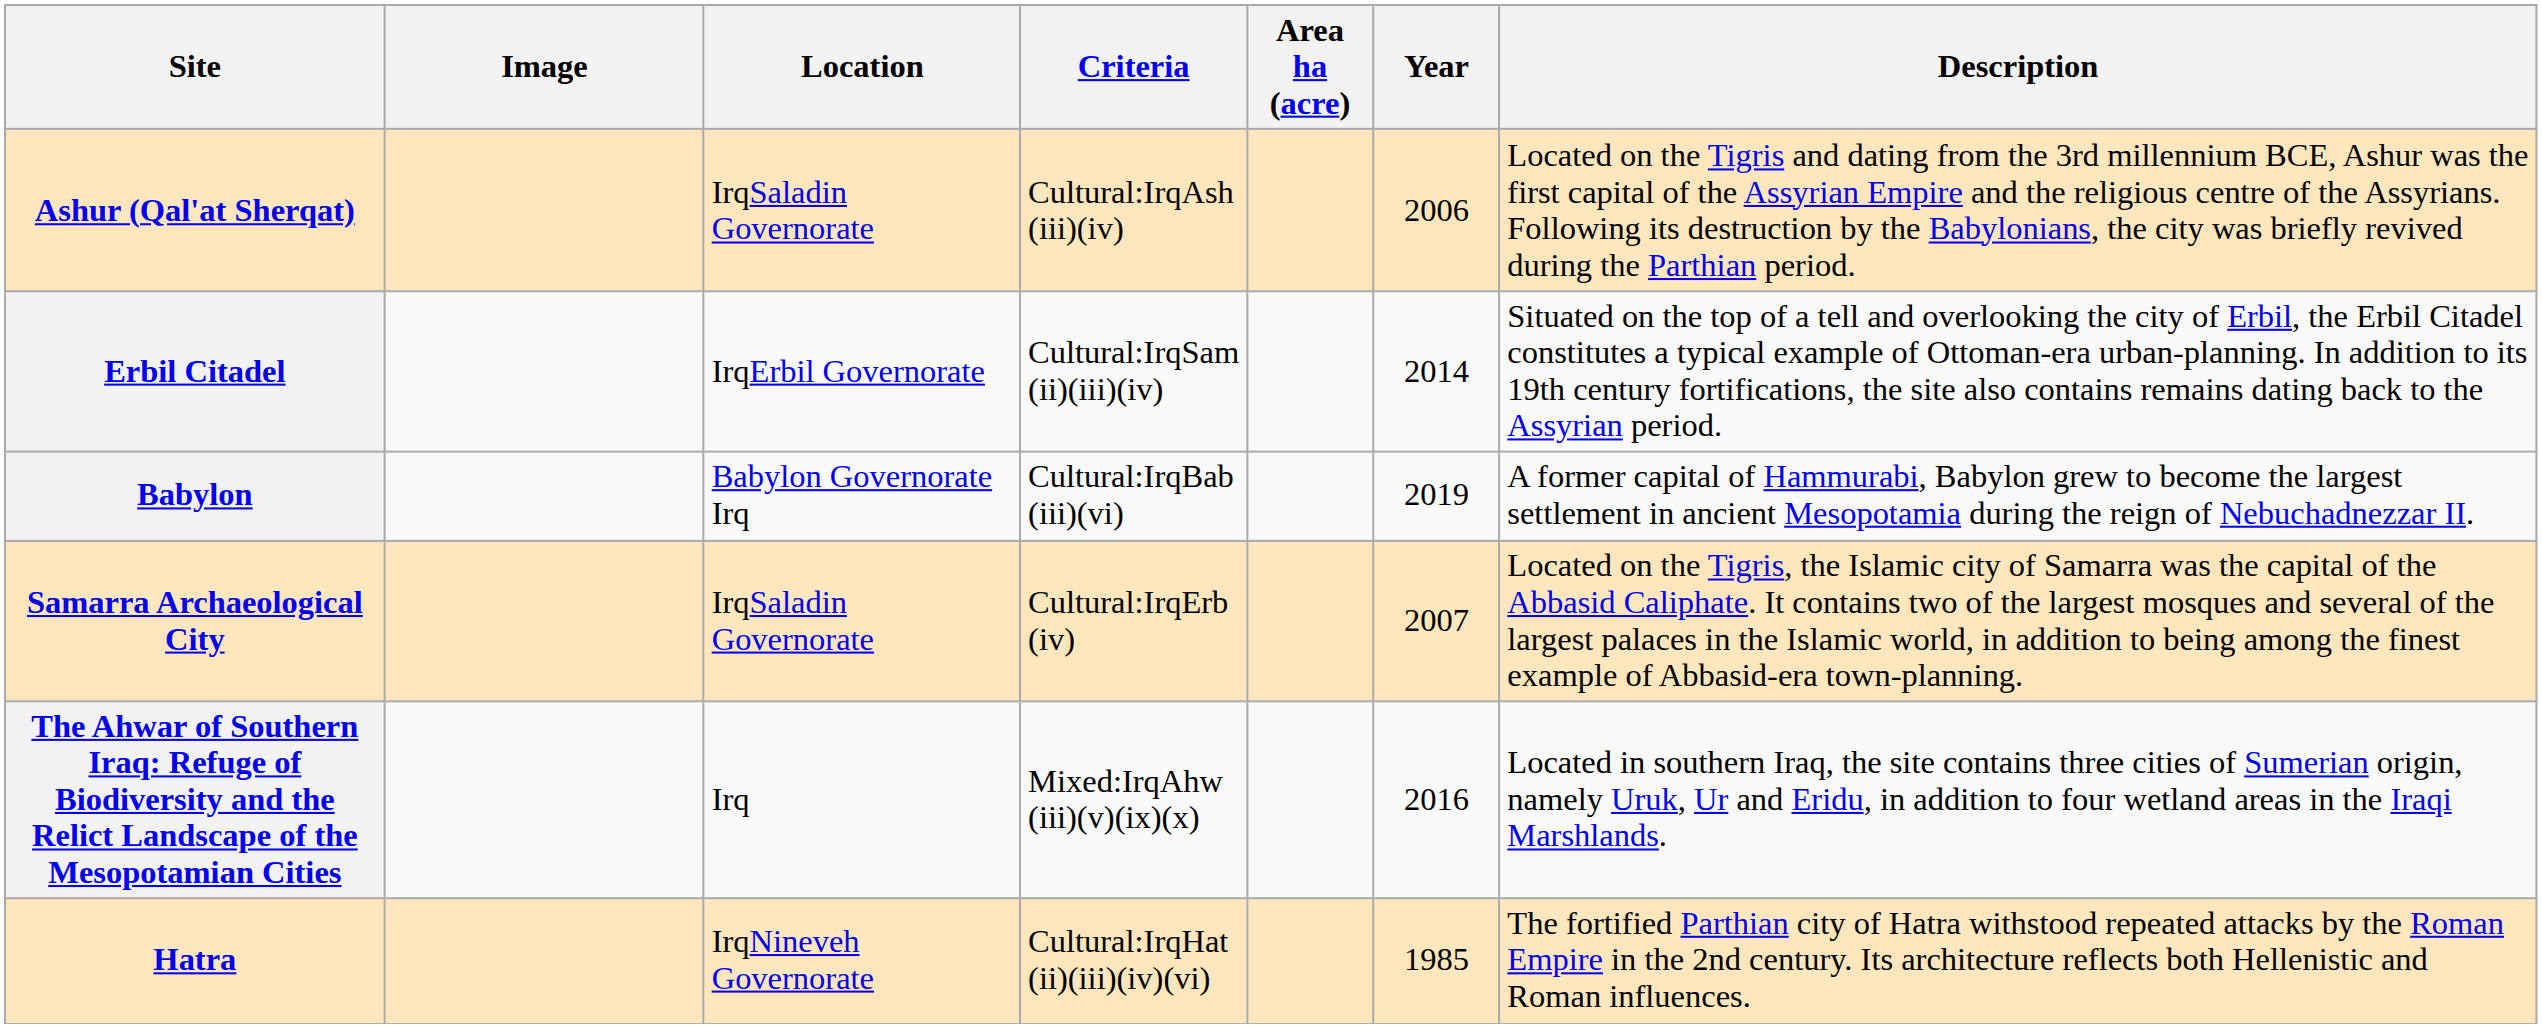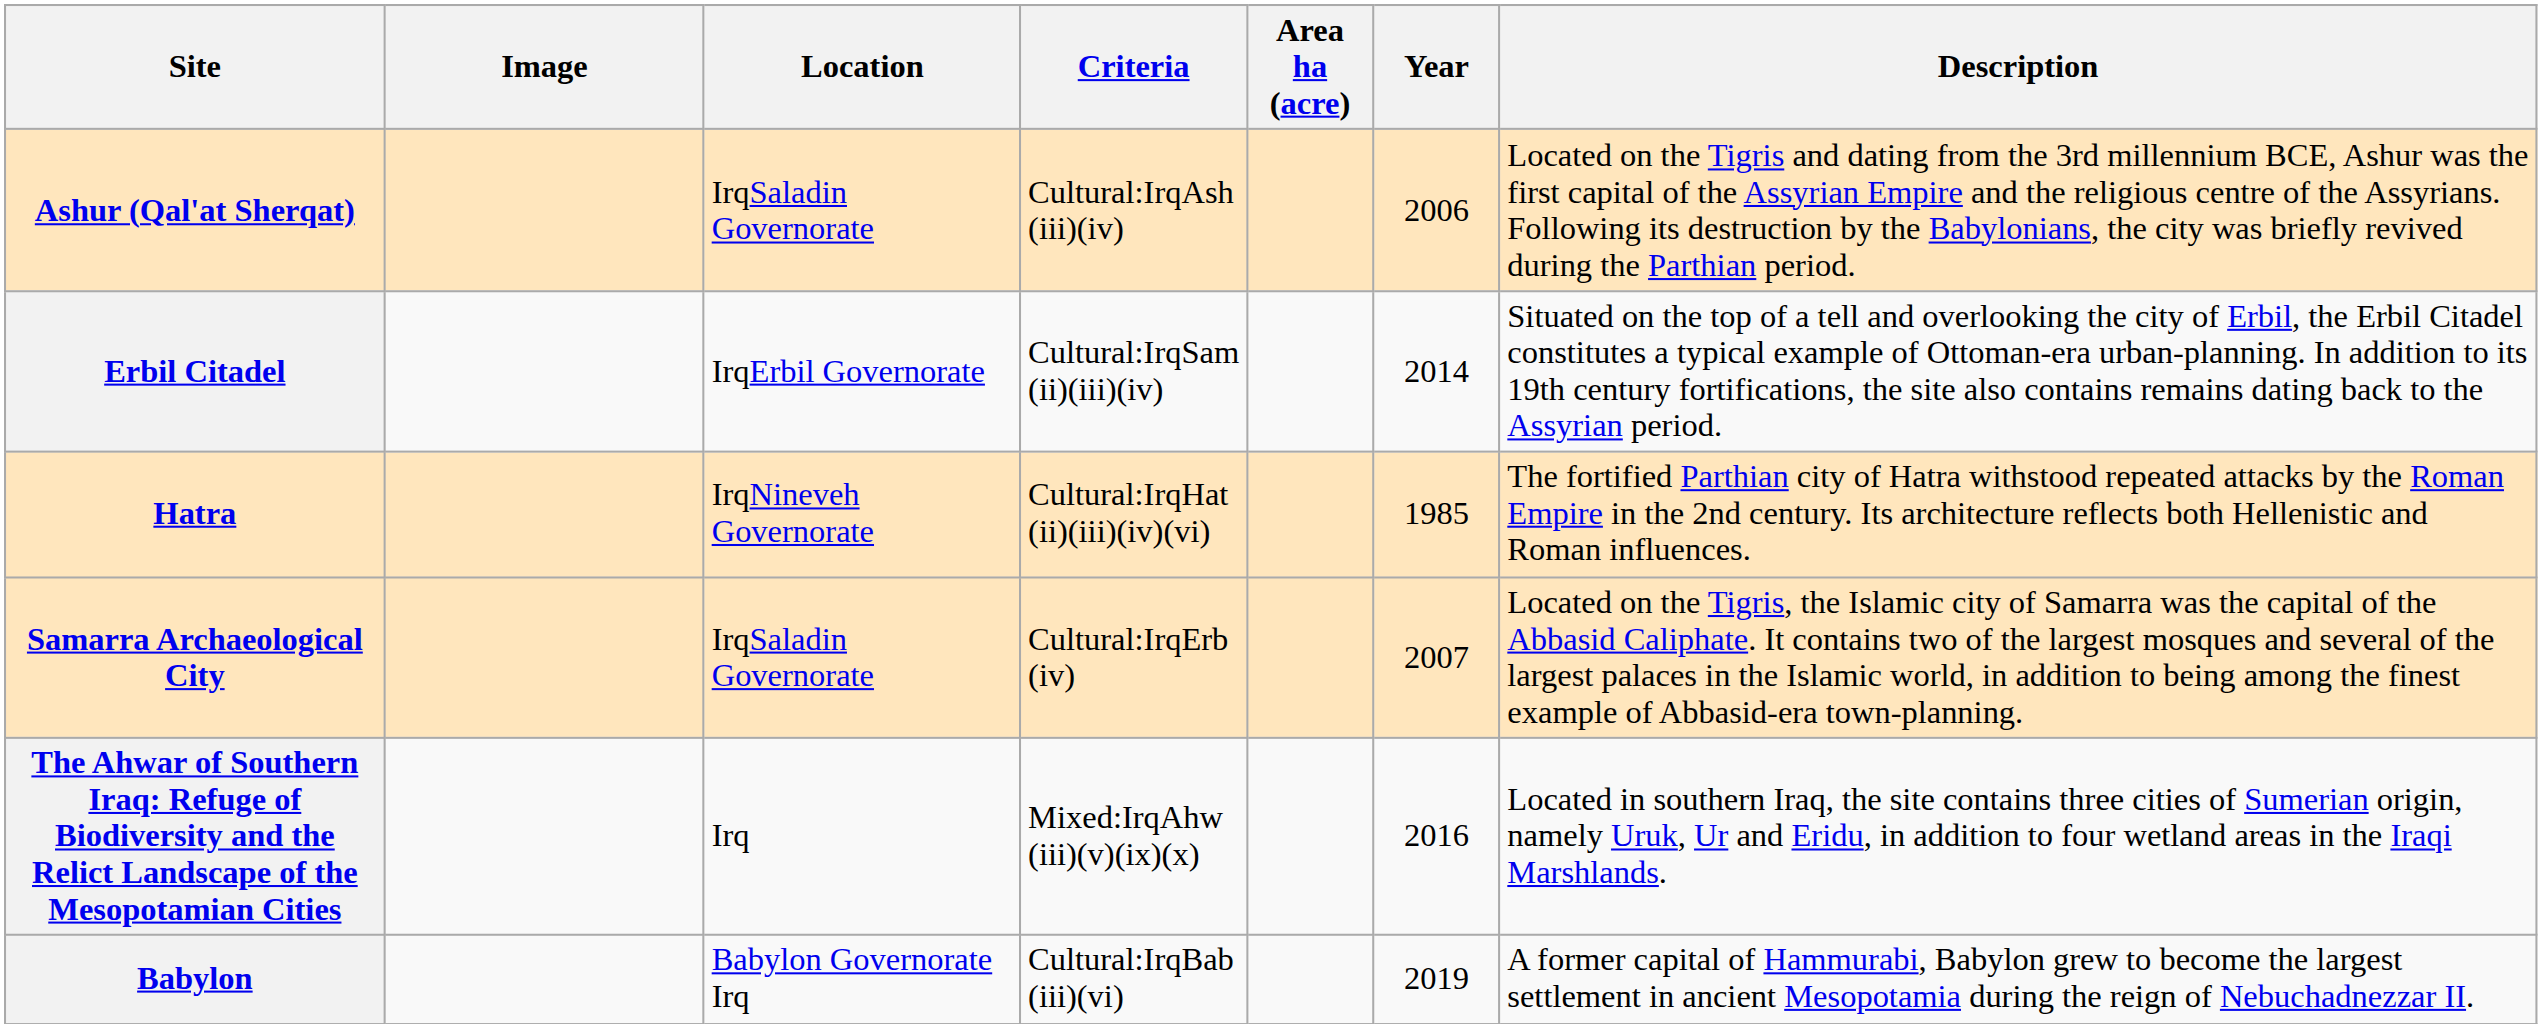rows swapped: (195, 960) <-> (195, 495)
